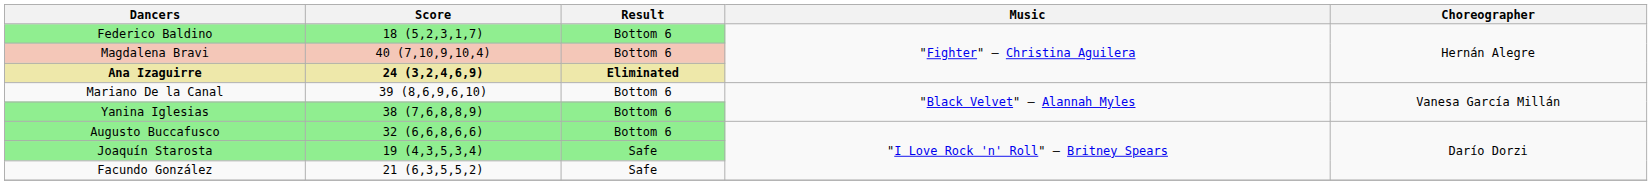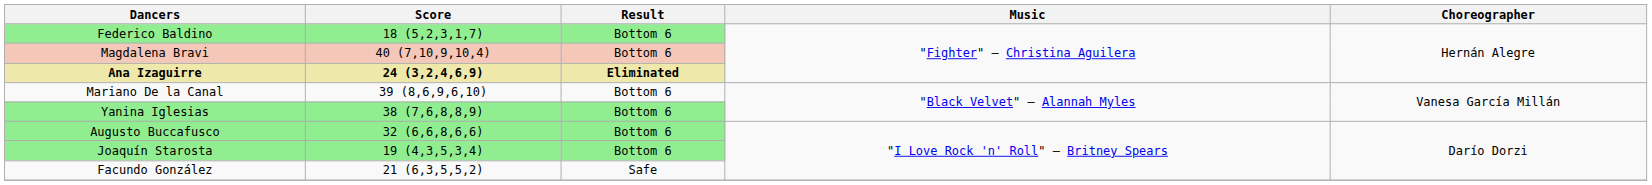(643, 151) Safe -> (643, 151) Bottom 6
